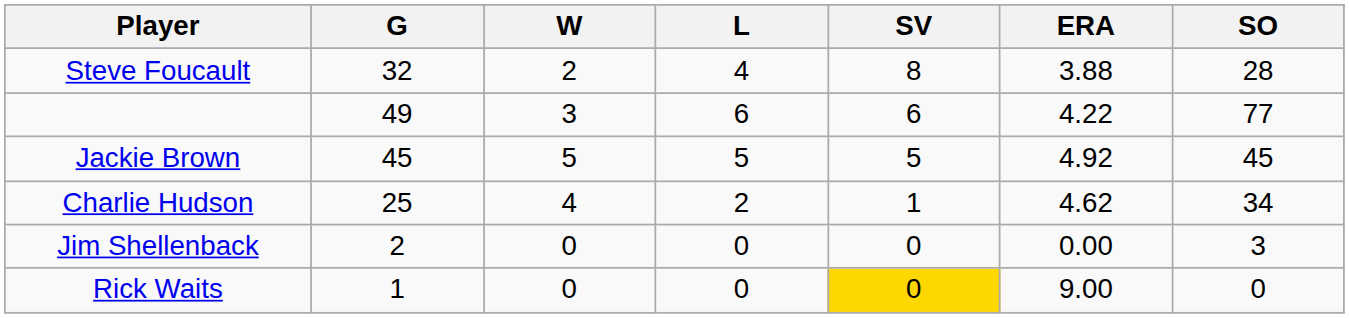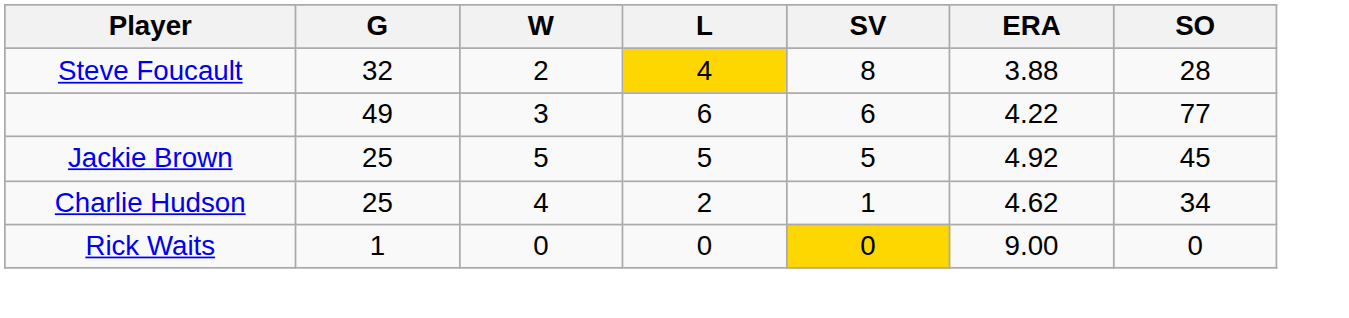(741, 70) no background -> (704, 70) gold background
(397, 158) 45 -> (377, 158) 25
- row: (158, 245)
